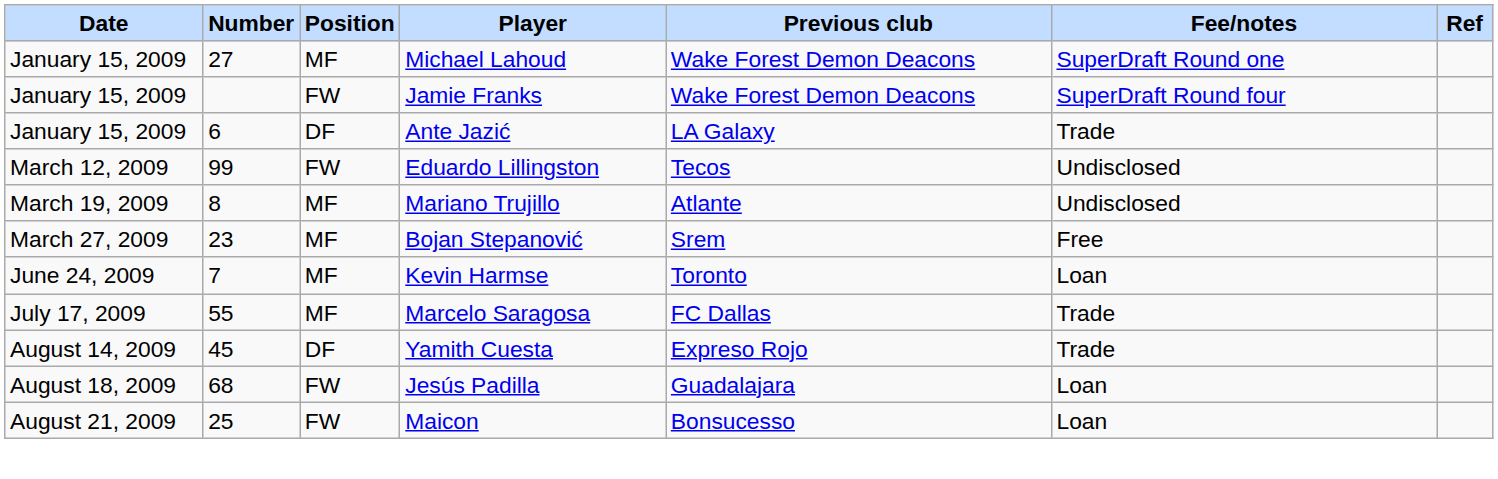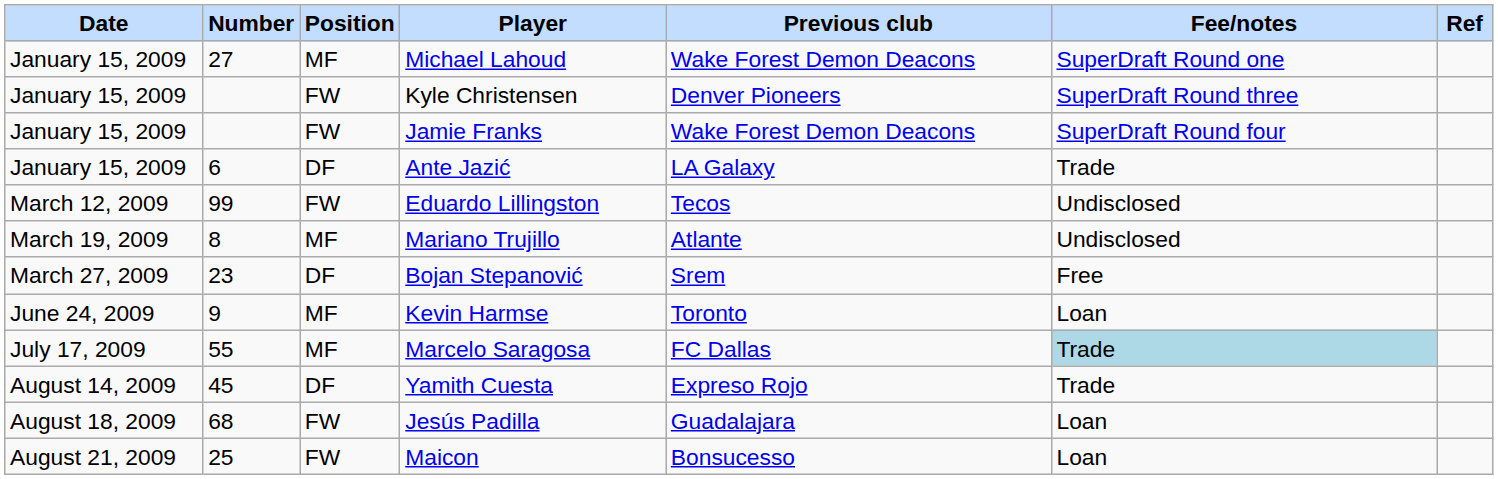+ row: (491, 95)
(321, 240) MF -> (320, 276) DF
(214, 276) 7 -> (214, 312) 9
(1086, 312) no background -> (1086, 348) lightblue background
